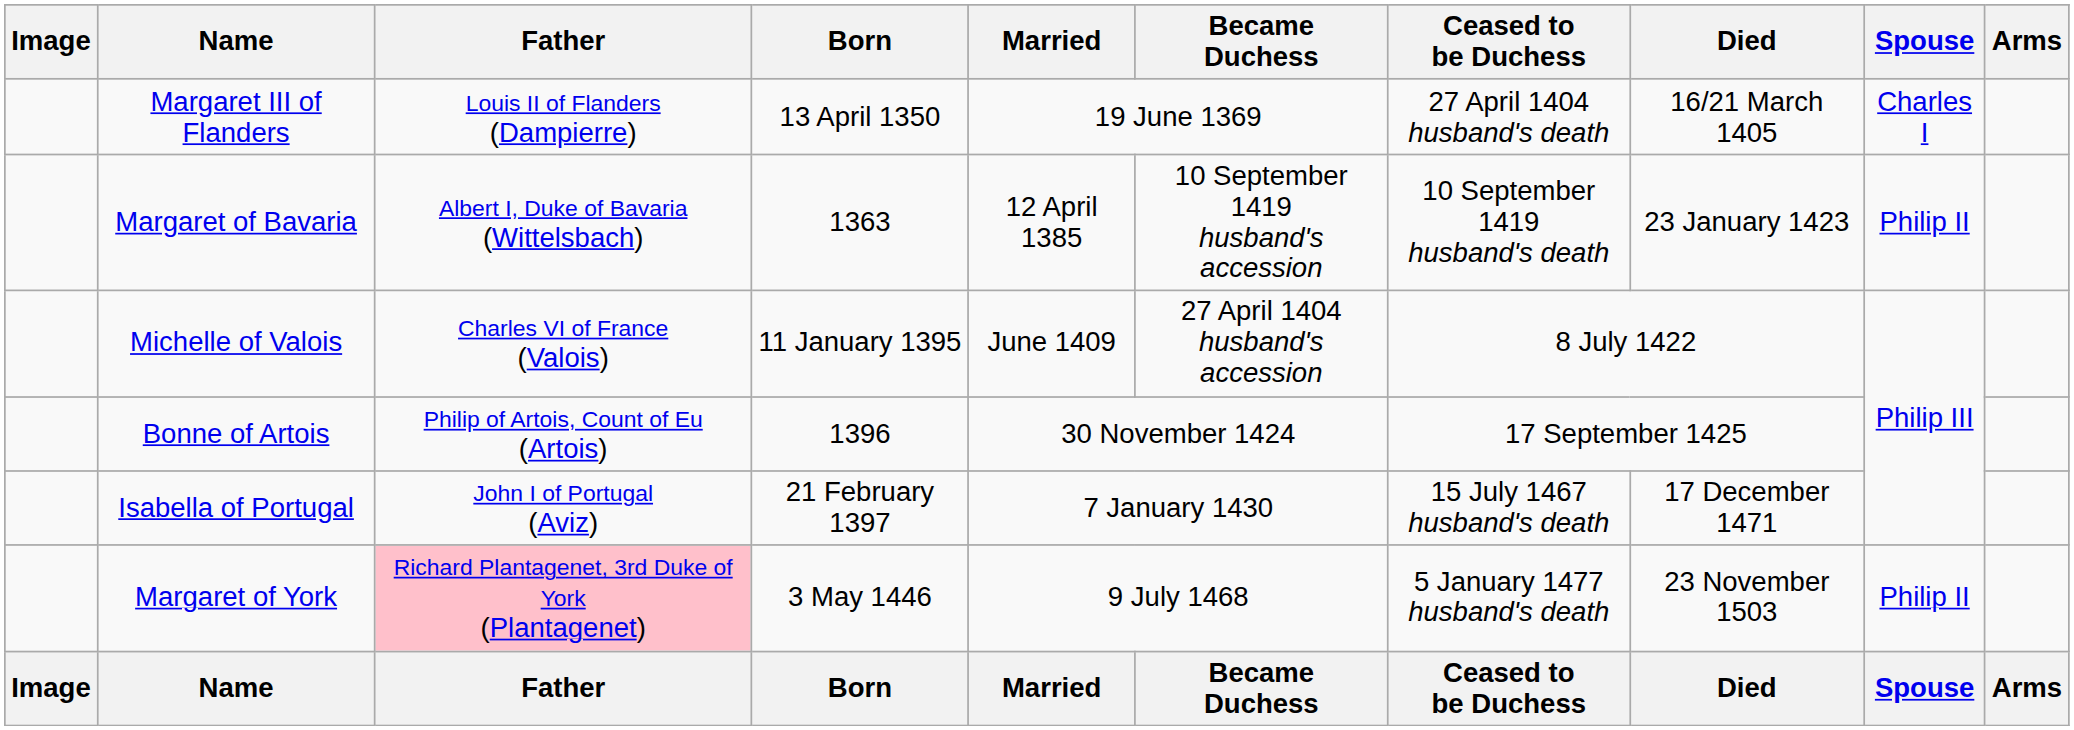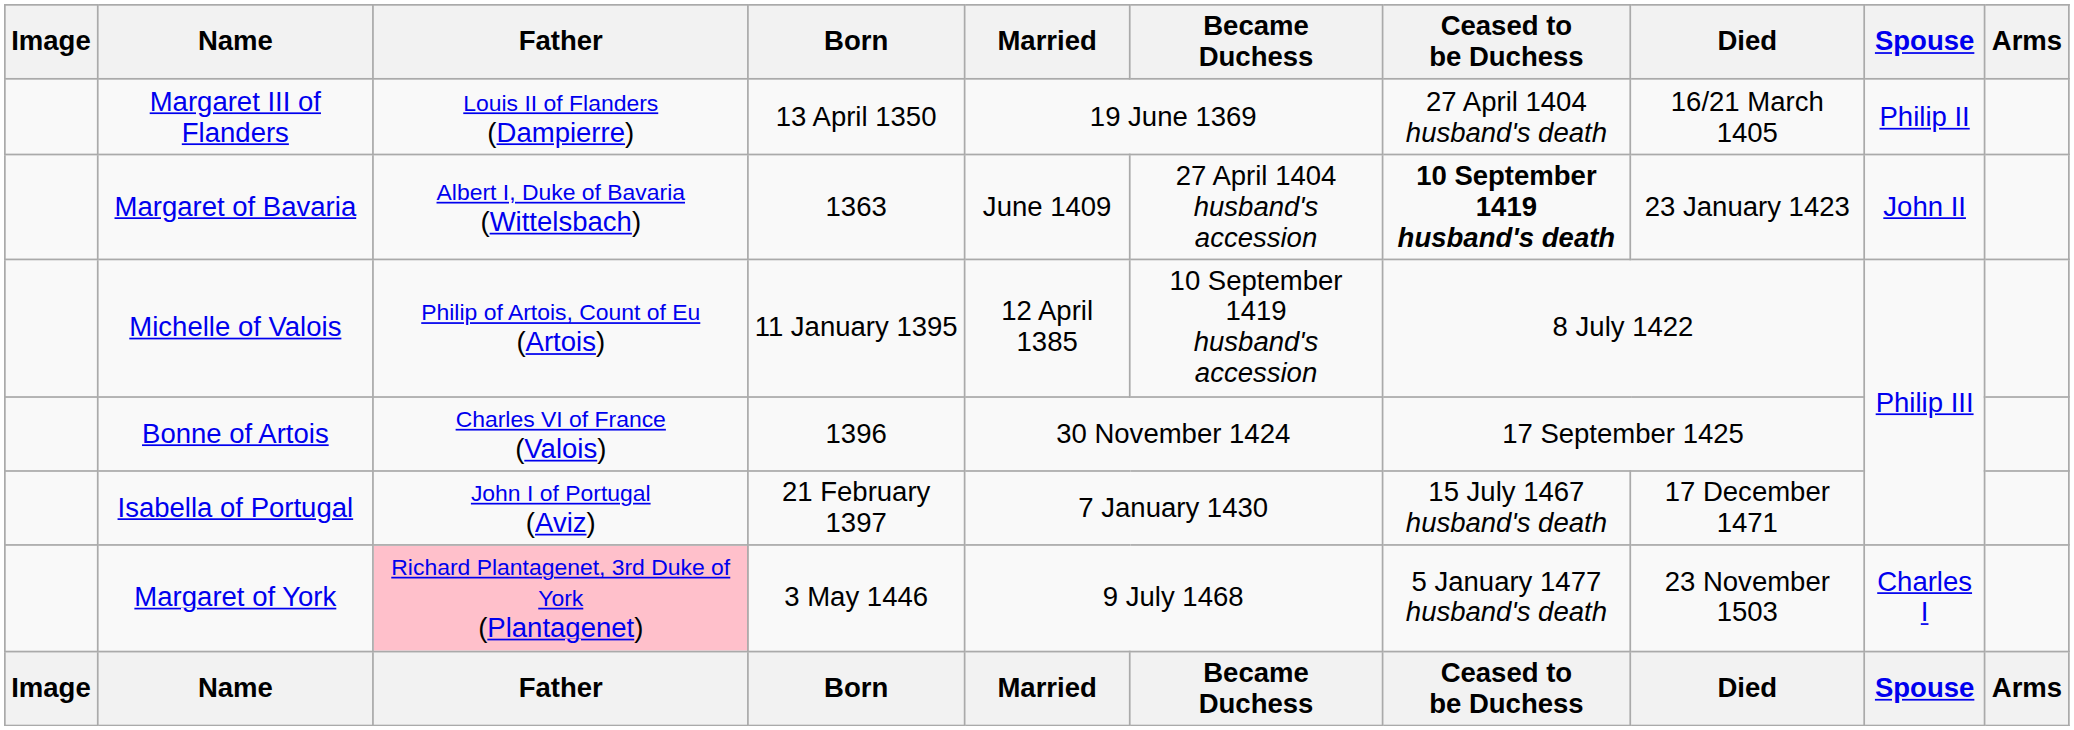(1925, 116) Charles I -> (1925, 116) Philip II
(1052, 221) 12 April 1385 -> (1047, 206) June 1409
(1261, 221) 10 September 1419 husband's accession -> (1256, 206) 27 April 1404 husband's accession
(1509, 221) normal -> (1506, 206) bold
(1925, 221) Philip II -> (1925, 206) John II
(563, 344) Charles VI of France (Valois) -> (561, 329) Philip of Artois, Count of Eu (Artois)
(1052, 343) June 1409 -> (1047, 327) 12 April 1385
(1261, 343) 27 April 1404 husband's accession -> (1256, 327) 10 September 1419 husband's accession
(563, 434) Philip of Artois, Count of Eu (Artois) -> (561, 434) Charles VI of France (Valois)
(1925, 597) Philip II -> (1925, 597) Charles I
